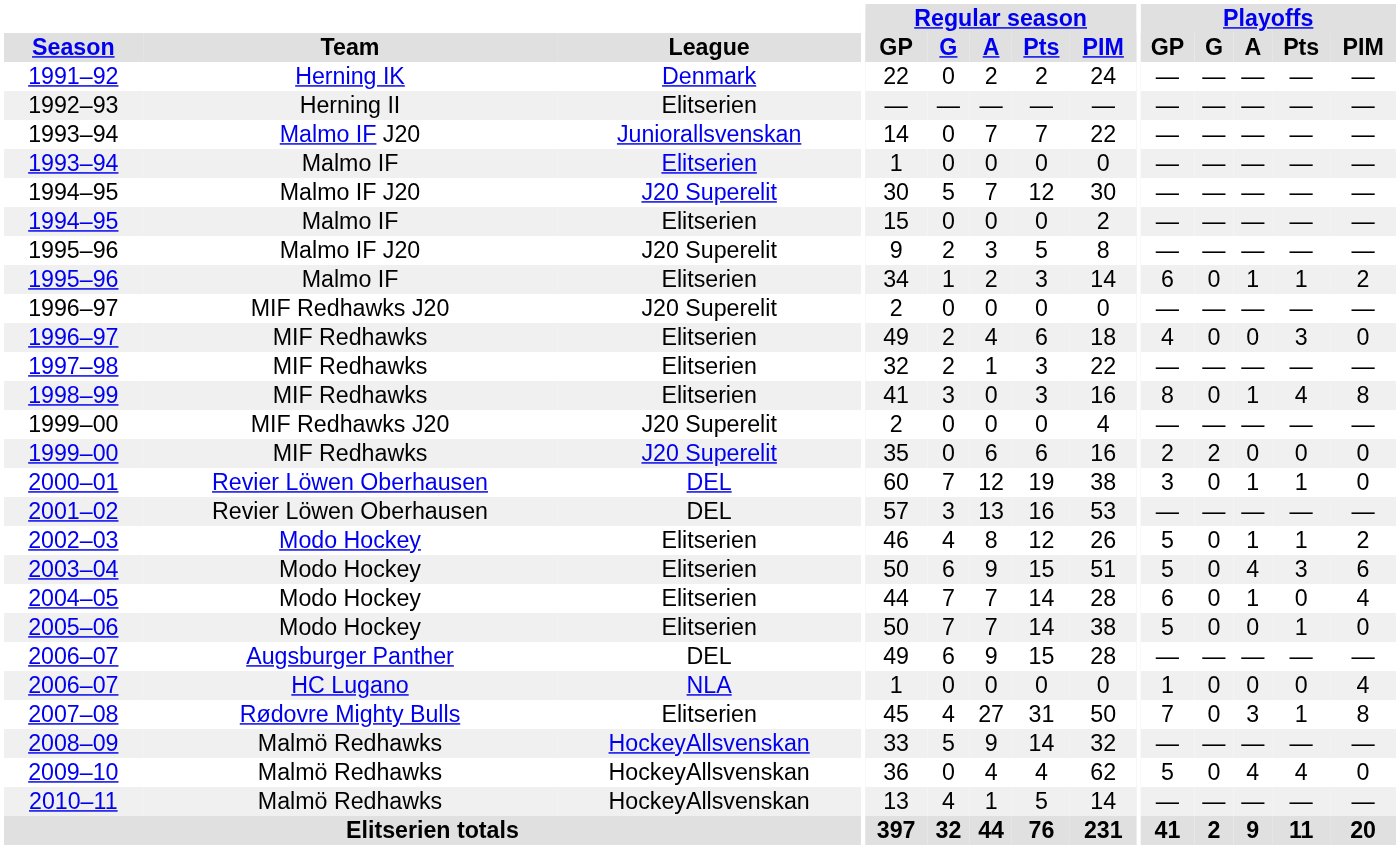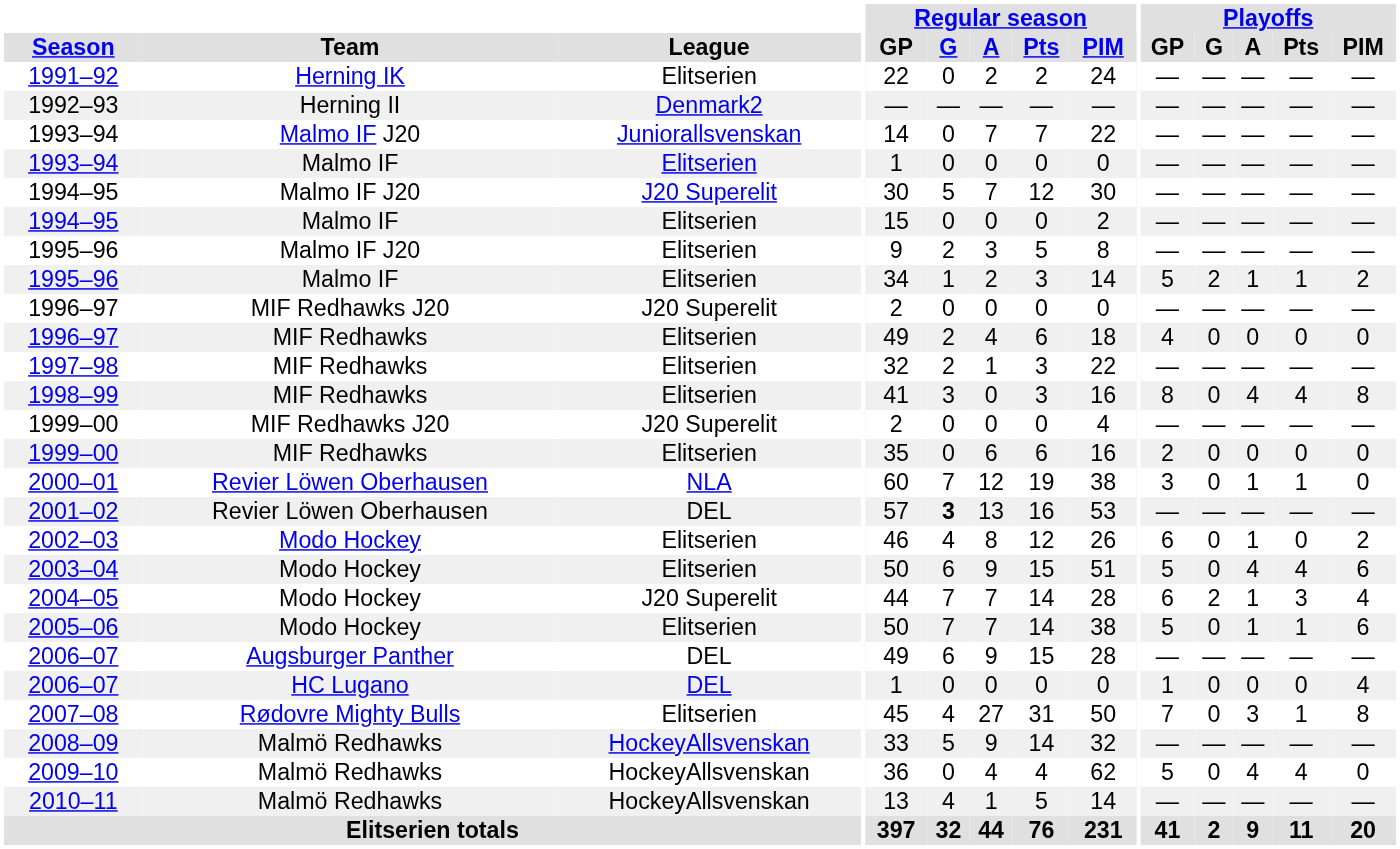(709, 76) Denmark -> (709, 76) Elitserien
(709, 105) Elitserien -> (709, 105) Denmark2
(709, 250) J20 Superelit -> (709, 250) Elitserien
(1167, 279) 6 -> (1167, 279) 5
(1214, 279) 0 -> (1214, 279) 2
(1301, 337) 3 -> (1301, 337) 0
(1253, 395) 1 -> (1253, 395) 4
(709, 453) J20 Superelit -> (709, 453) Elitserien
(1214, 453) 2 -> (1214, 453) 0
(709, 482) DEL -> (709, 482) NLA
(948, 511) normal -> (948, 511) bold
(1167, 540) 5 -> (1167, 540) 6
(1301, 540) 1 -> (1301, 540) 0
(1301, 569) 3 -> (1301, 569) 4
(709, 598) Elitserien -> (709, 598) J20 Superelit
(1214, 598) 0 -> (1214, 598) 2
(1301, 598) 0 -> (1301, 598) 3
(1253, 627) 0 -> (1253, 627) 1
(1363, 627) 0 -> (1363, 627) 6
(709, 685) NLA -> (709, 685) DEL
